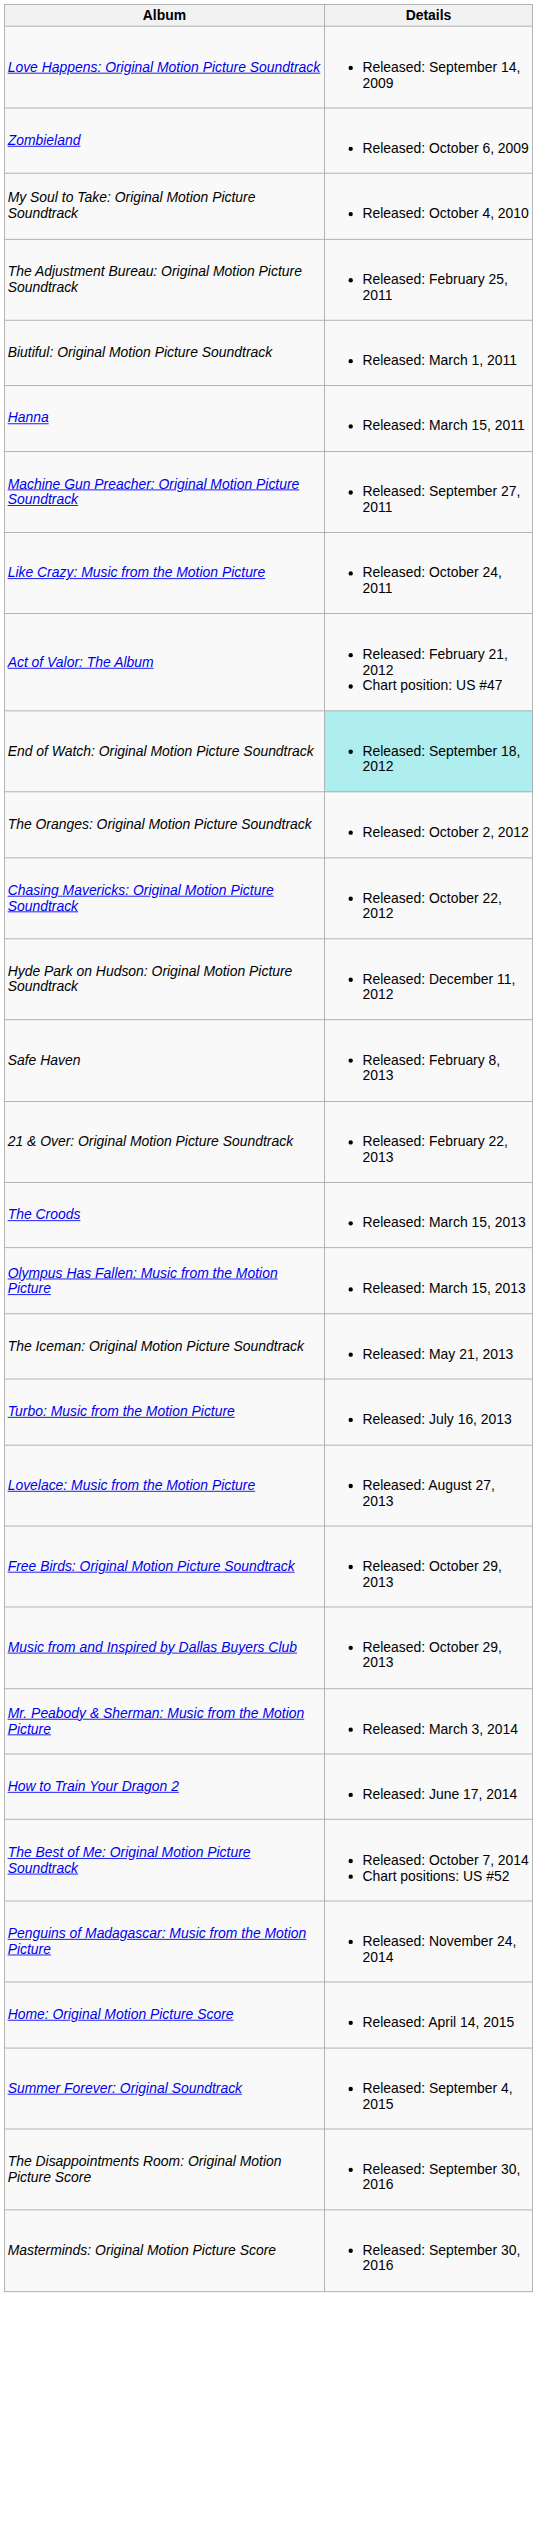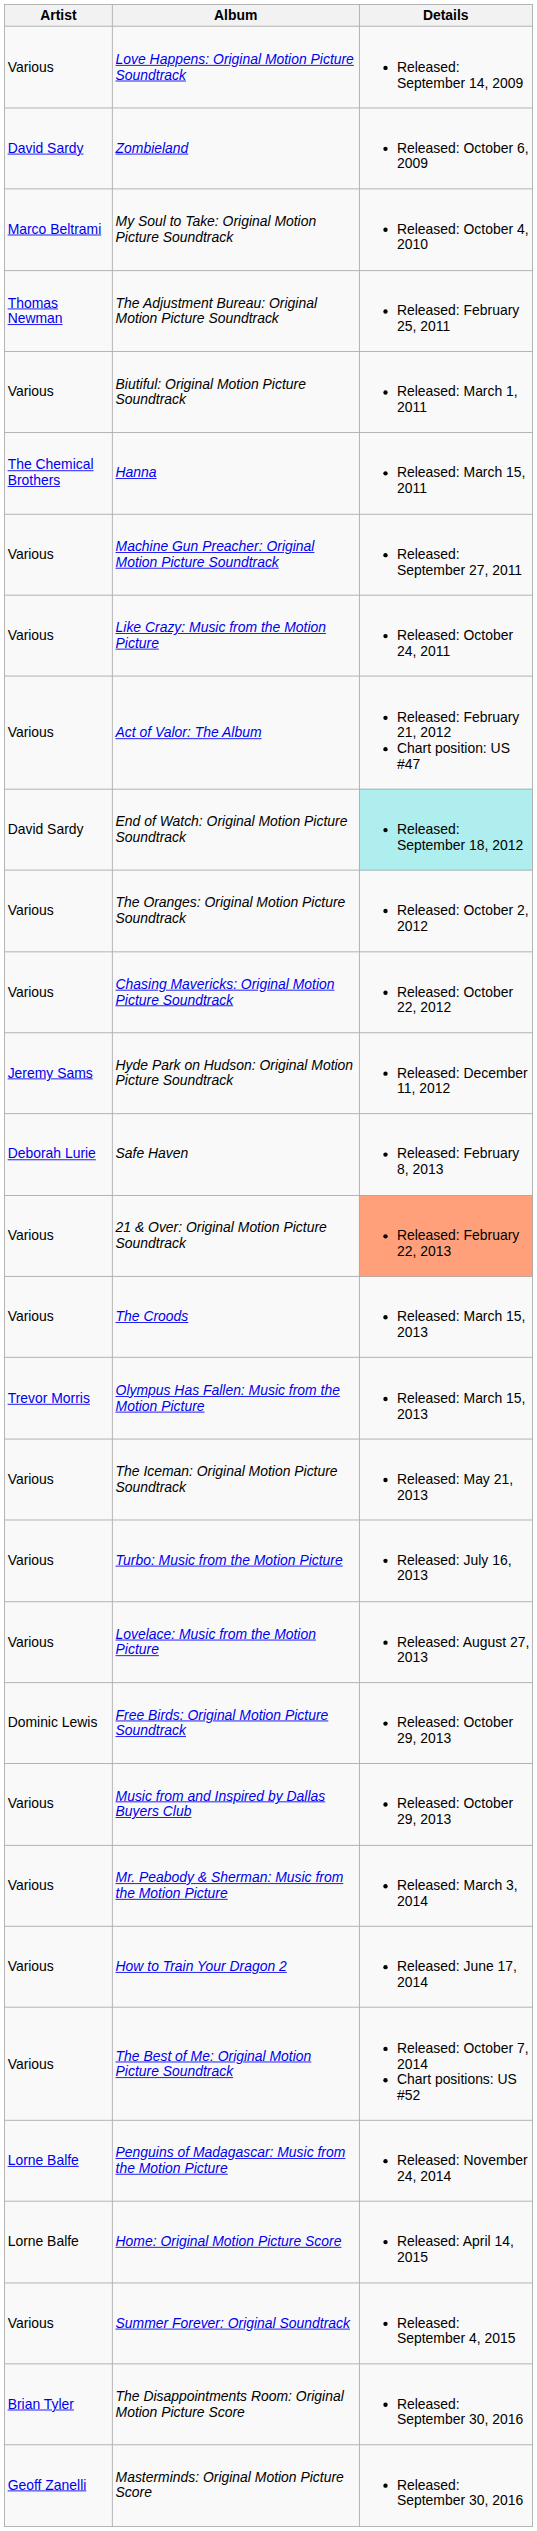+ column: (58, 15)
(428, 1150) no background -> (446, 1244) lightsalmon background
